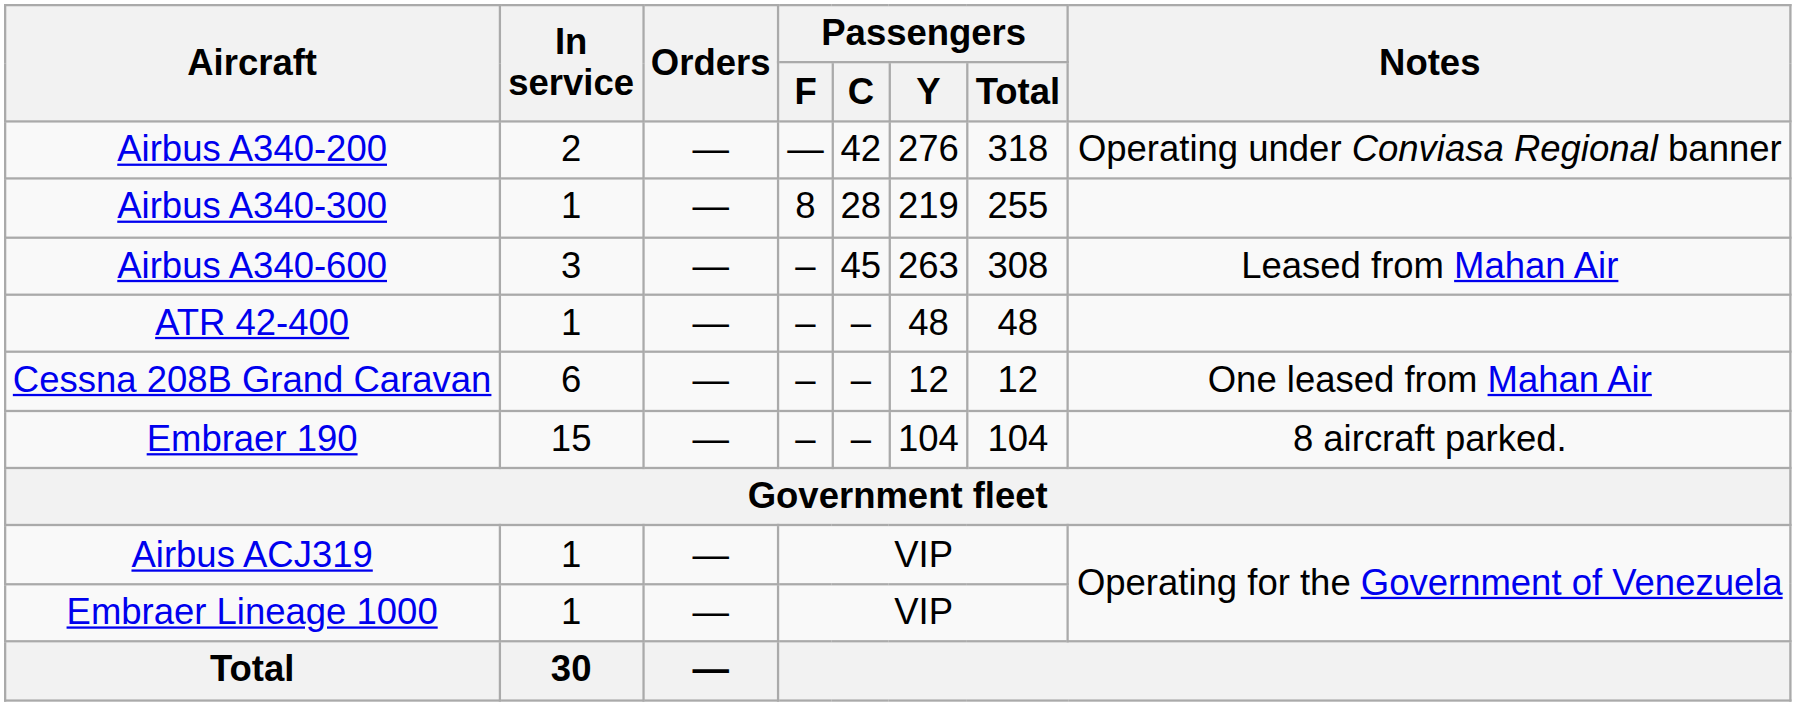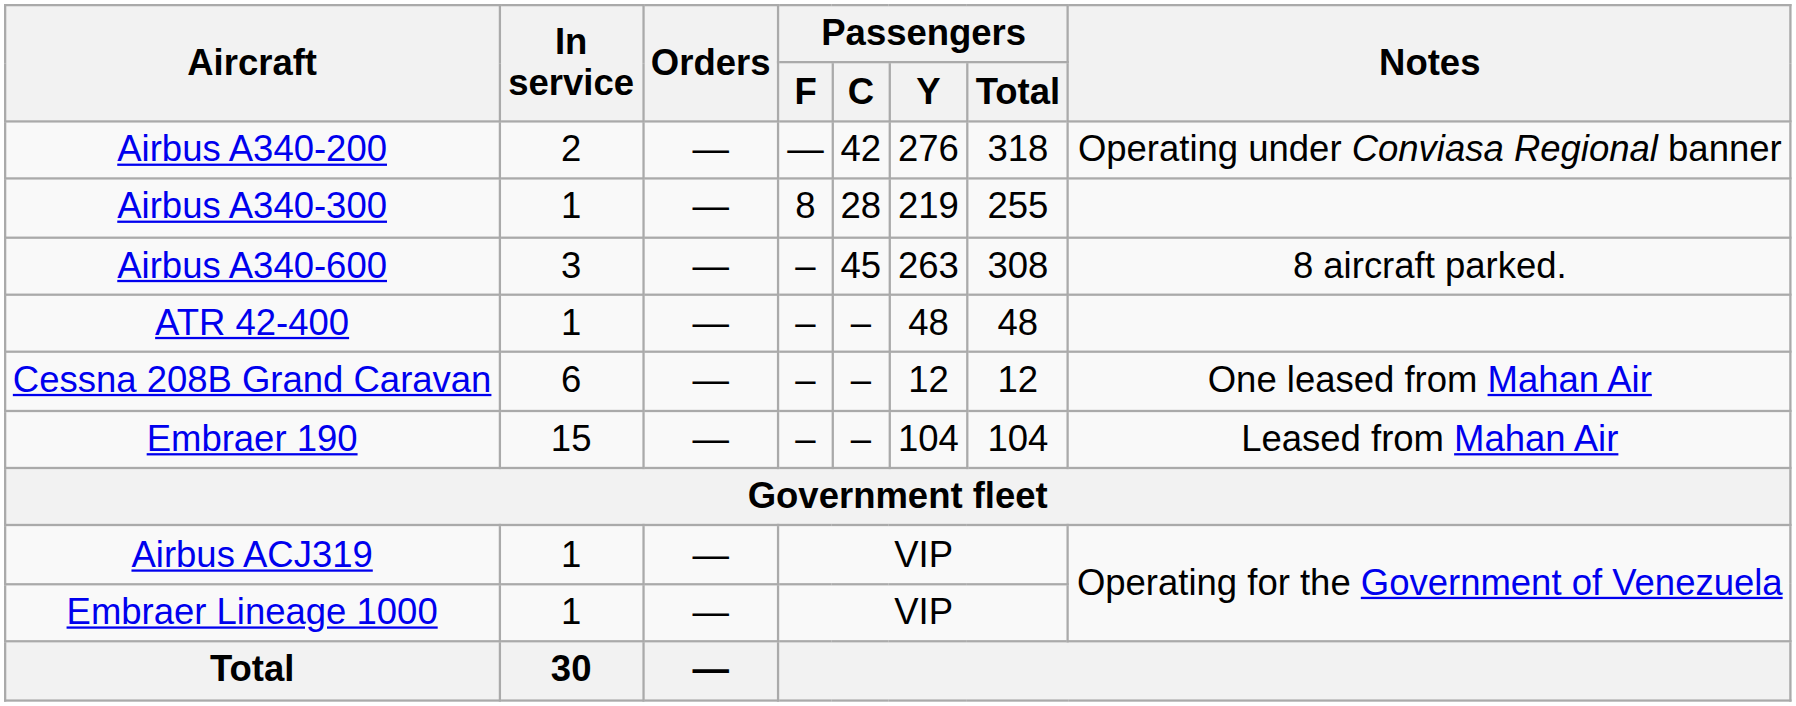(1430, 264) Leased from Mahan Air -> (1430, 264) 8 aircraft parked.
(1430, 438) 8 aircraft parked. -> (1430, 438) Leased from Mahan Air
